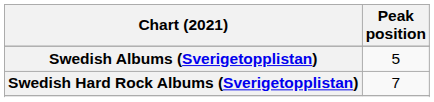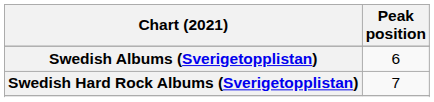(396, 58) 5 -> (396, 58) 6
